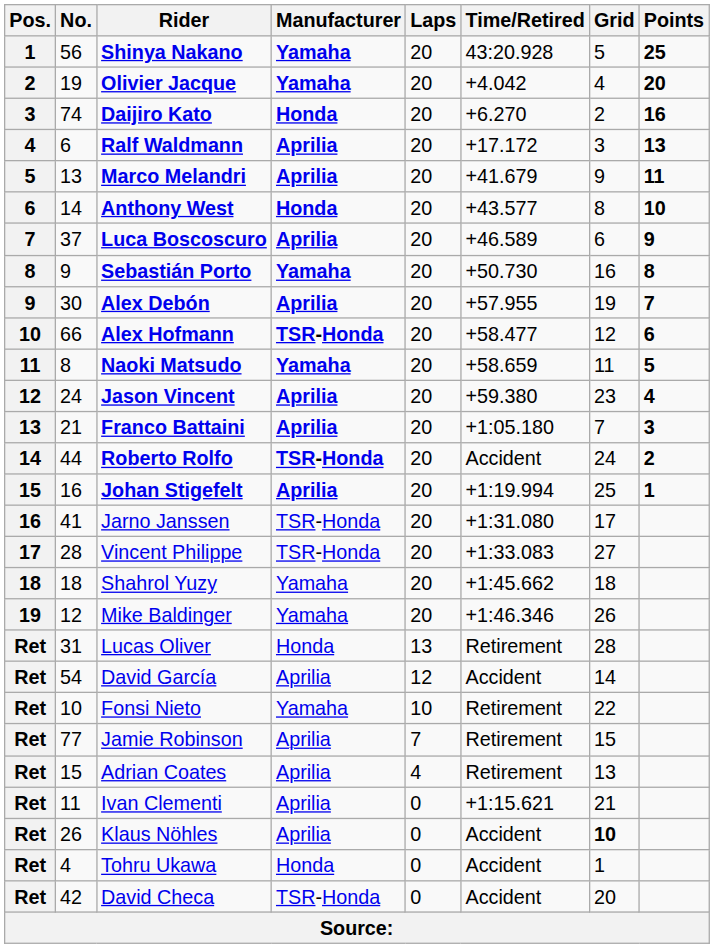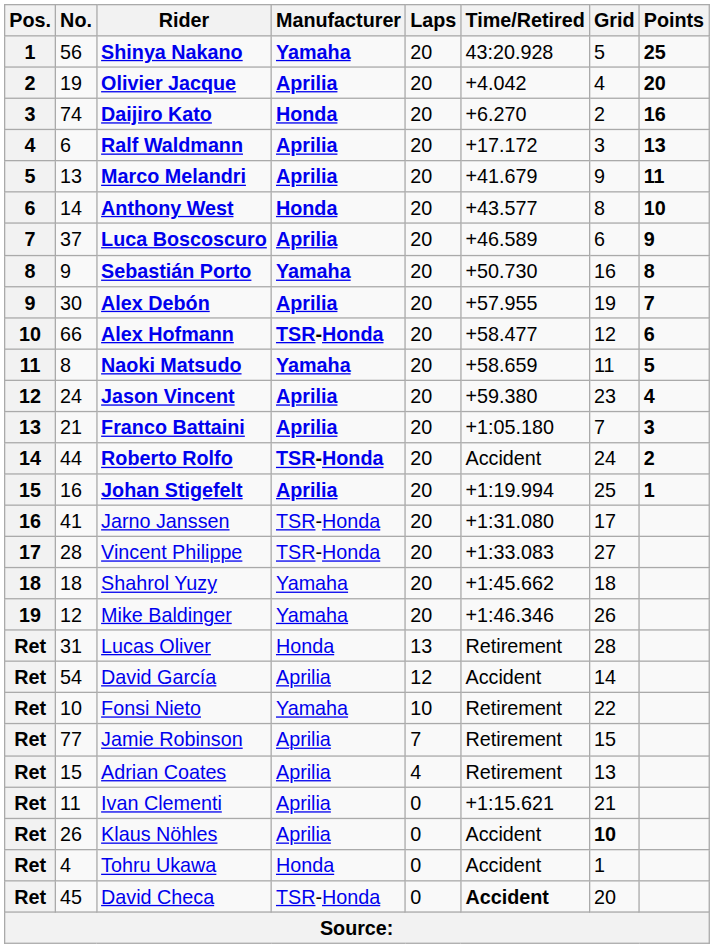(313, 83) Yamaha -> (307, 83) Aprilia
(71, 896) 42 -> (71, 896) 45
(503, 896) normal -> (507, 896) bold
